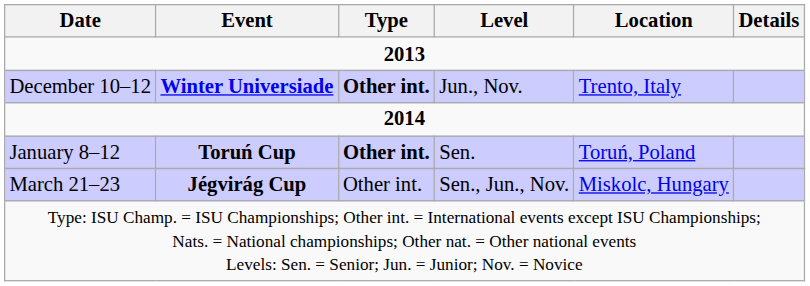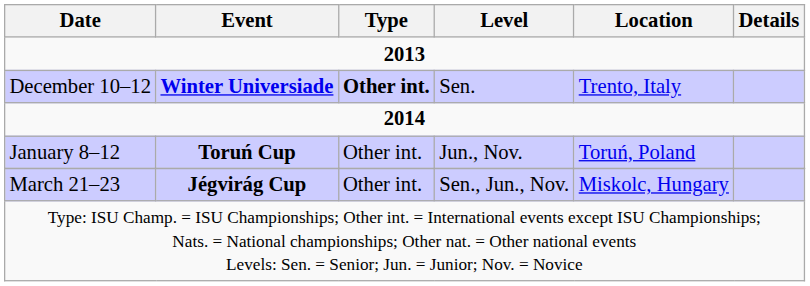(481, 86) Jun., Nov. -> (457, 86) Sen.
(386, 151) bold -> (383, 151) normal
(457, 151) Sen. -> (481, 151) Jun., Nov.
